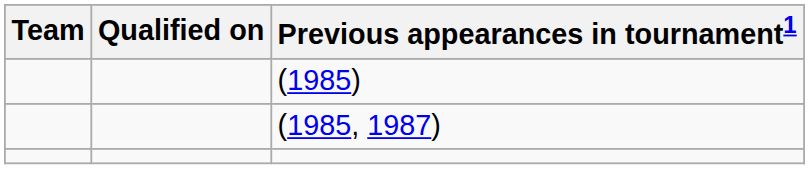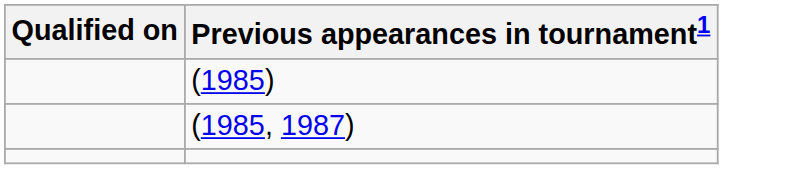- column: (48, 31)
